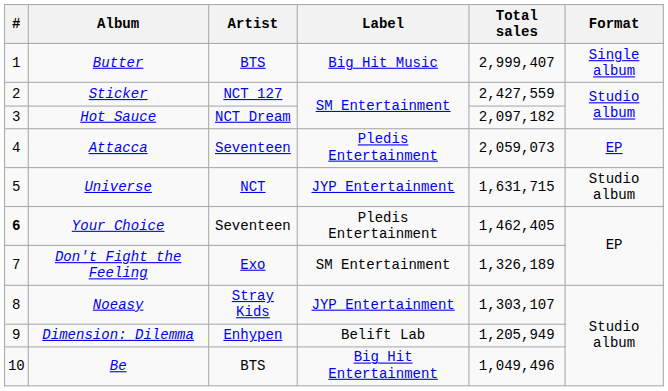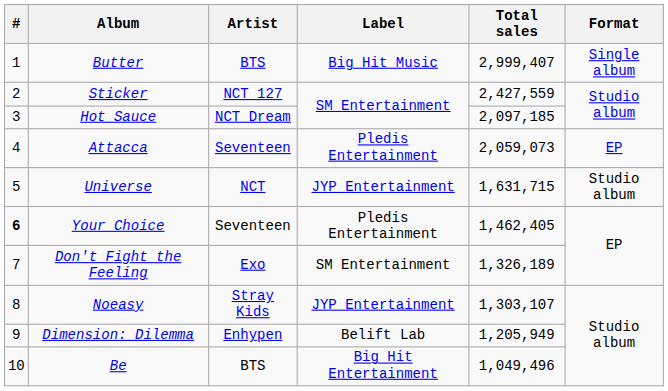(517, 117) 2,097,182 -> (517, 117) 2,097,185
